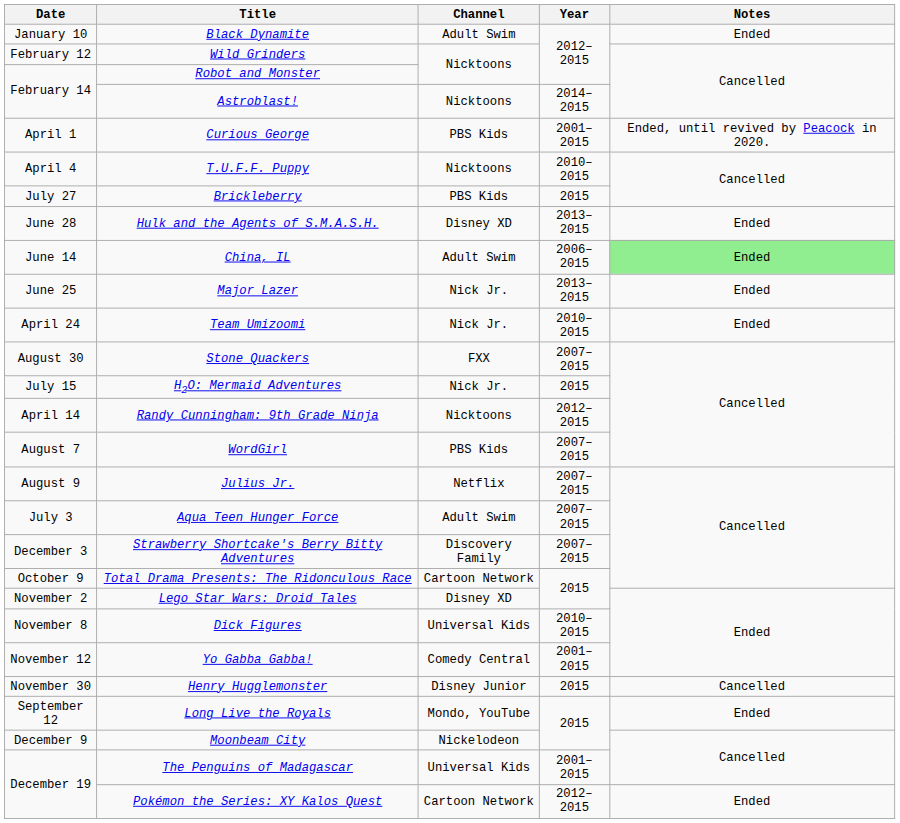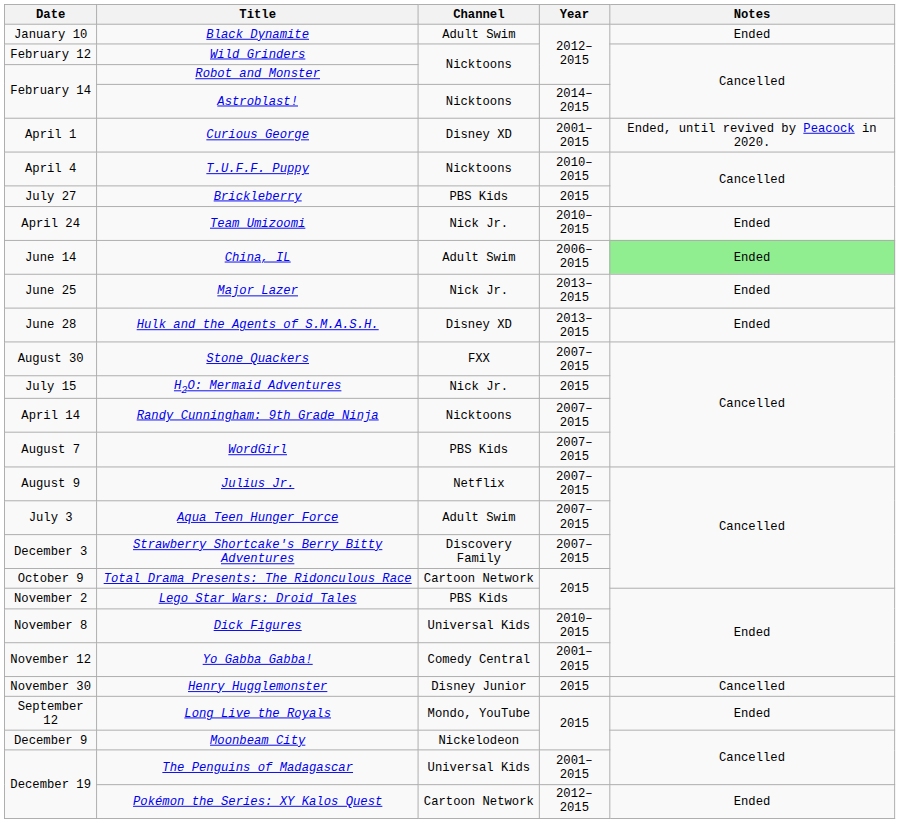(479, 135) PBS Kids -> (479, 135) Disney XD
rows swapped: (258, 325) <-> (258, 223)
(574, 416) 2012–2015 -> (574, 416) 2007–2015
(479, 598) Disney XD -> (479, 598) PBS Kids
